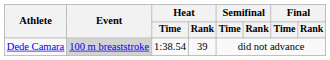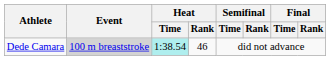(170, 47) no background -> (170, 47) paleturquoise background
(202, 47) 39 -> (202, 47) 46
